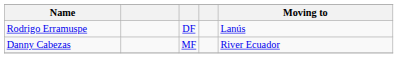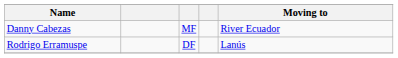rows swapped: (47, 28) <-> (39, 45)
